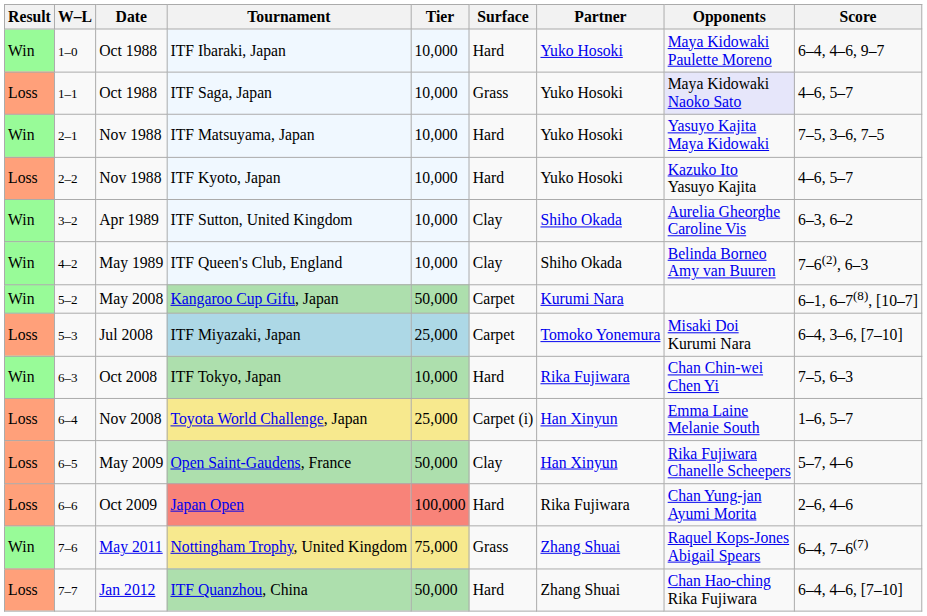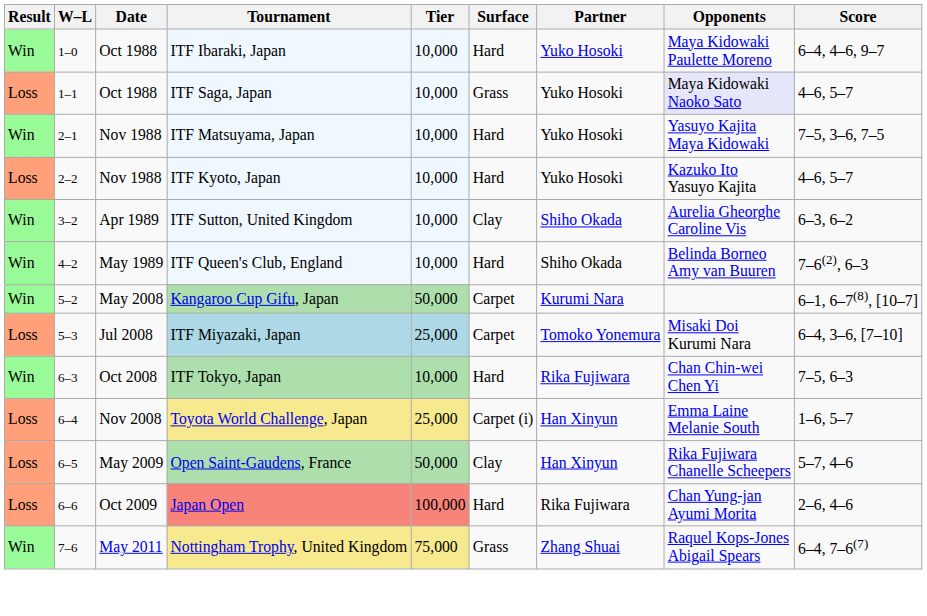(488, 263) Clay -> (488, 263) Hard
- row: (239, 589)
